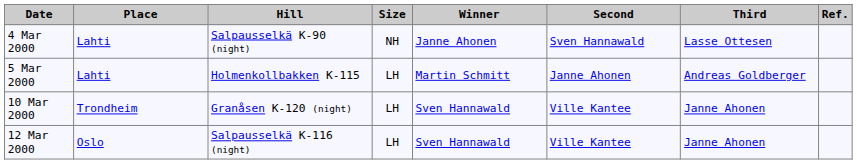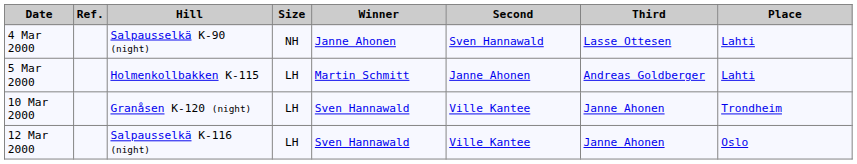columns swapped: (140, 15) <-> (835, 15)
